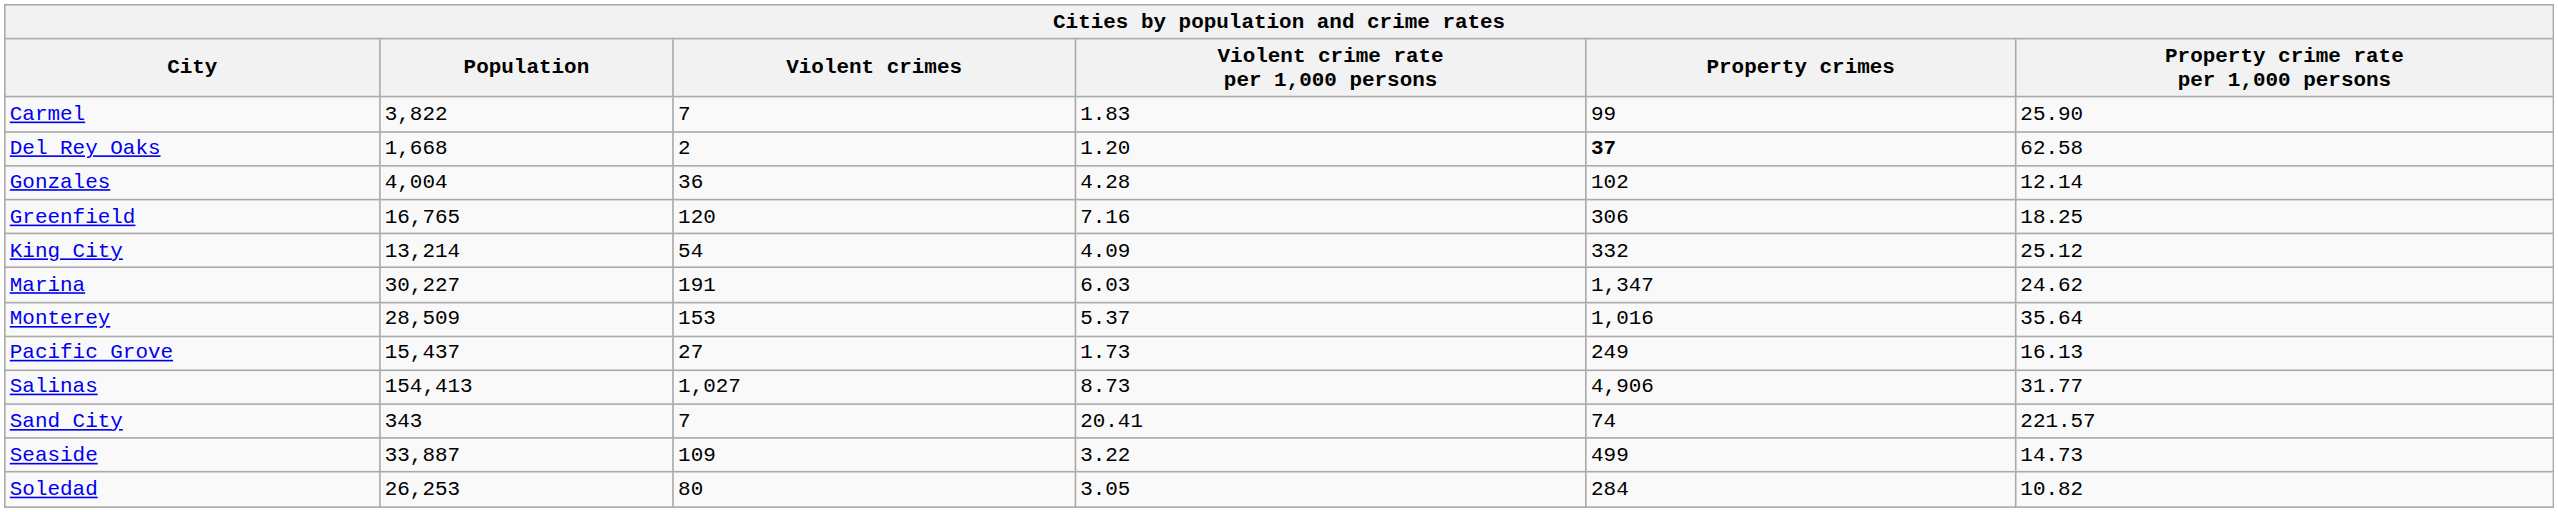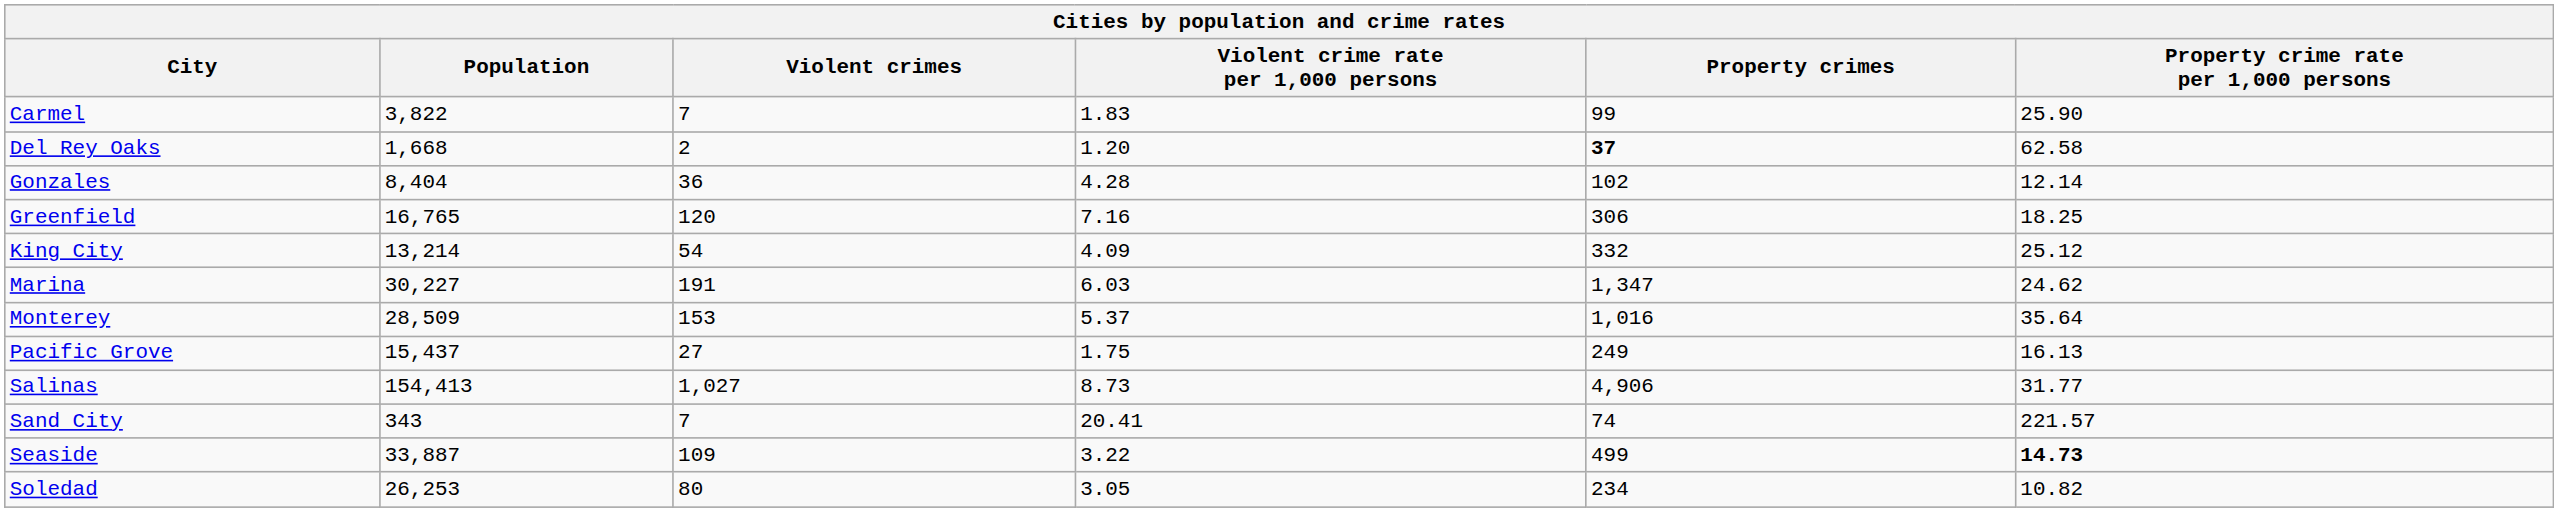(416, 182) 4,004 -> (416, 182) 8,404
(1105, 353) 1.73 -> (1105, 353) 1.75
(2052, 455) normal -> (2052, 455) bold
(1610, 489) 284 -> (1610, 489) 234
